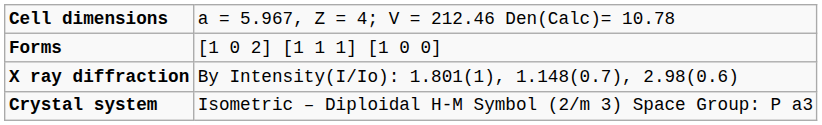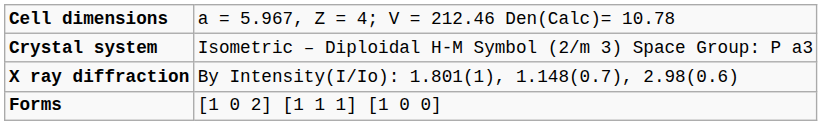rows swapped: (83, 106) <-> (35, 48)
